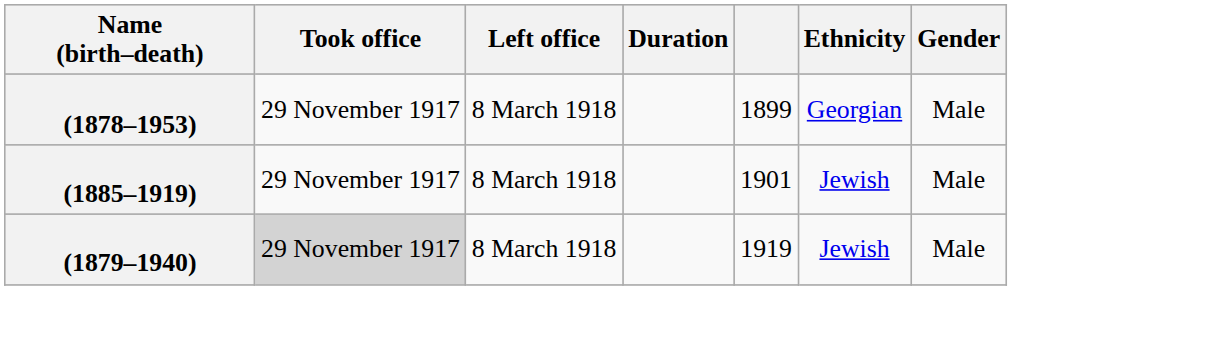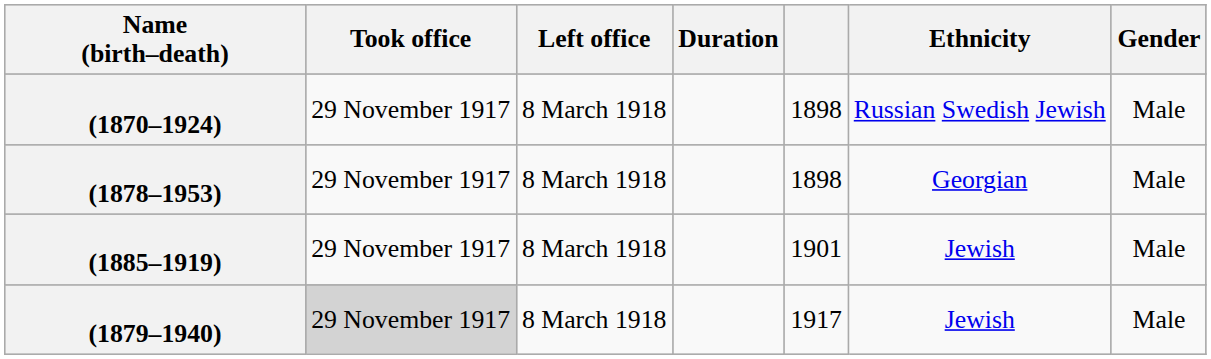+ row: (155, 123)
(766, 109) 1899 -> (816, 179) 1898
(766, 248) 1919 -> (816, 318) 1917
